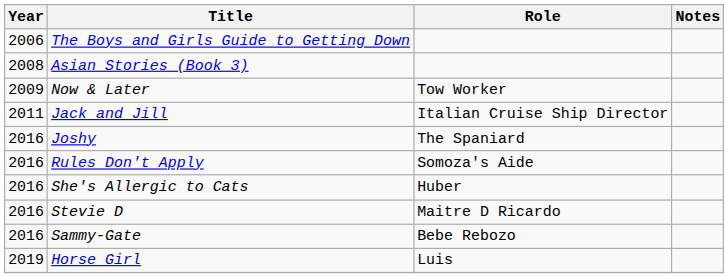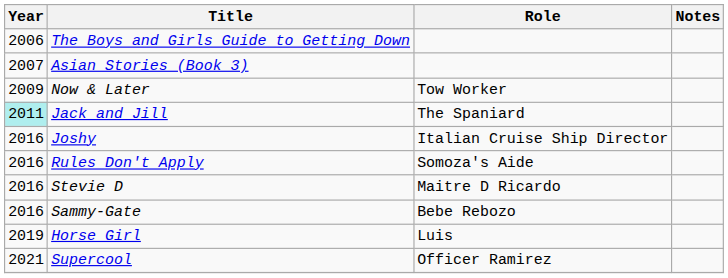(26, 65) 2008 -> (26, 65) 2007
(26, 114) no background -> (26, 114) paleturquoise background
(543, 114) Italian Cruise Ship Director -> (471, 114) The Spaniard
(471, 139) The Spaniard -> (543, 139) Italian Cruise Ship Director
- row: (150, 187)
+ row: (92, 260)
